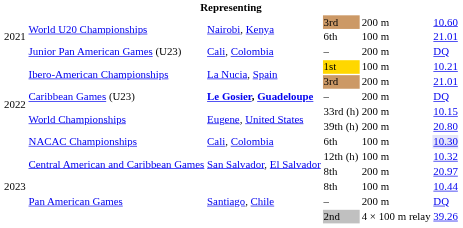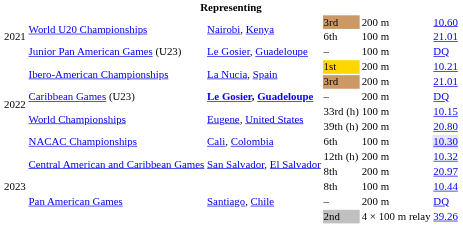(240, 52) Cali, Colombia -> (257, 52) Le Gosier, Guadeloupe
(375, 52) 200 m -> (375, 52) 100 m
(375, 67) 100 m -> (375, 67) 200 m
(375, 112) 200 m -> (375, 112) 100 m
(375, 156) 100 m -> (375, 156) 200 m
